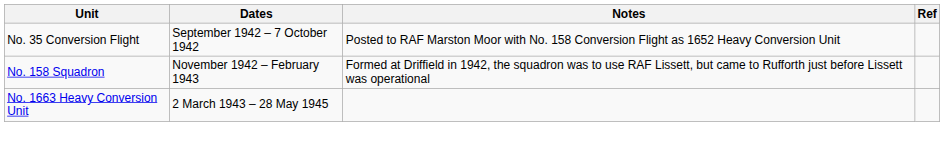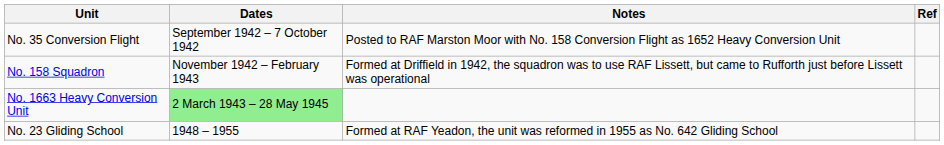(250, 104) no background -> (250, 104) lightgreen background
+ row: (65, 130)
